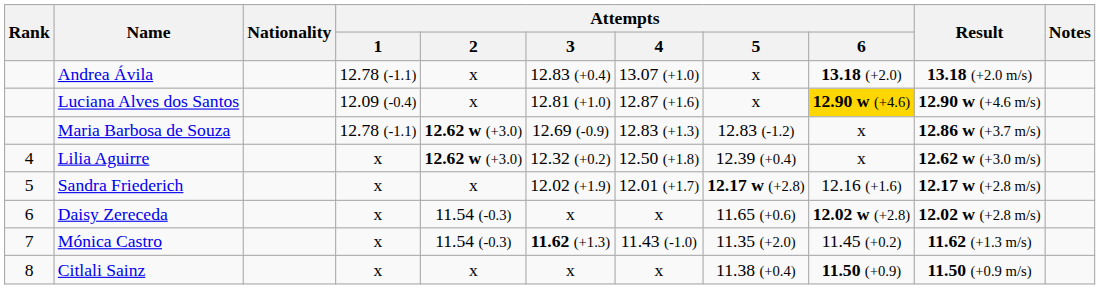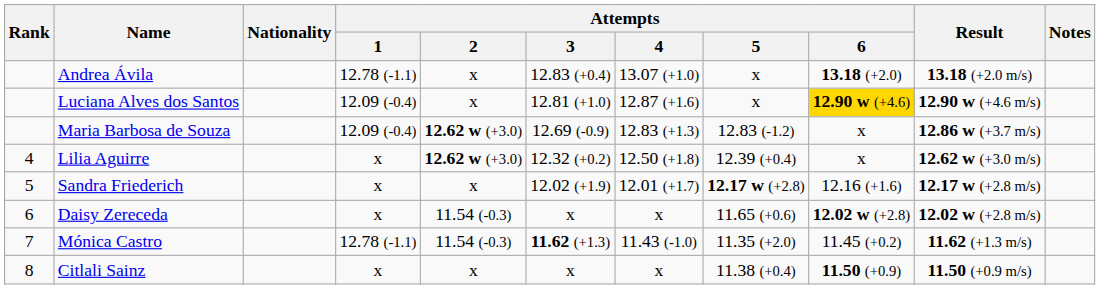(378, 130) 12.78 (-1.1) -> (378, 130) 12.09 (-0.4)
(378, 241) x -> (378, 241) 12.78 (-1.1)
